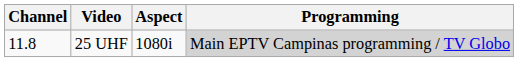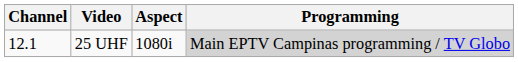(22, 43) 11.8 -> (23, 43) 12.1
